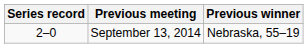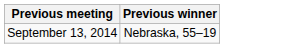- column: (46, 14)
